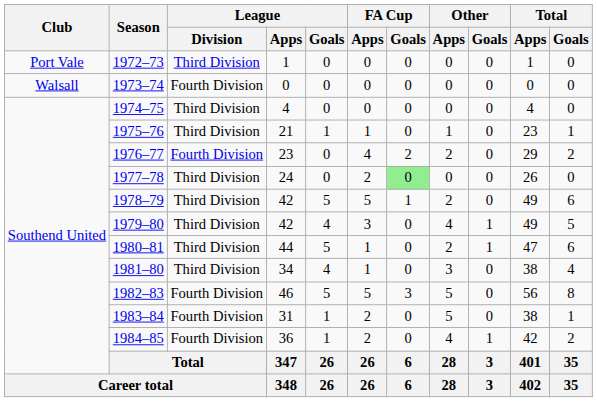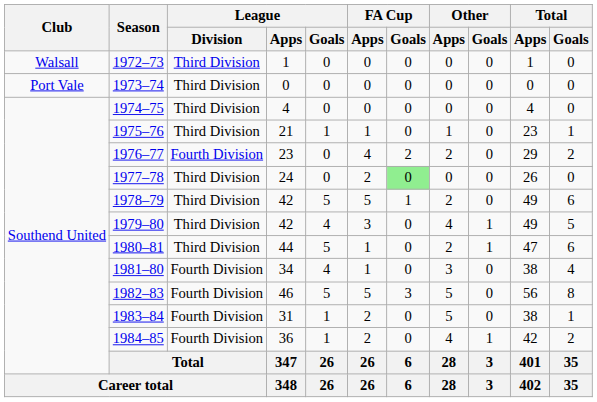(57, 62) Port Vale -> (57, 62) Walsall
(57, 85) Walsall -> (57, 85) Port Vale
(217, 85) Fourth Division -> (217, 85) Third Division
(217, 270) Third Division -> (217, 270) Fourth Division
